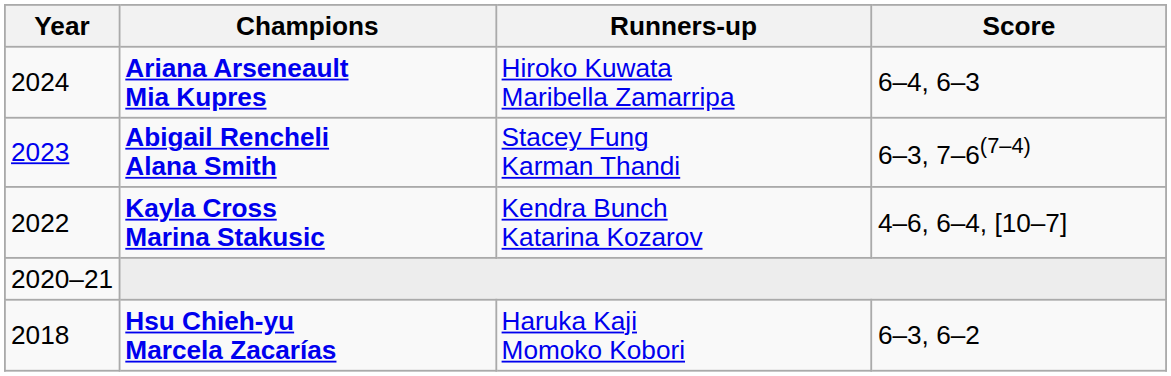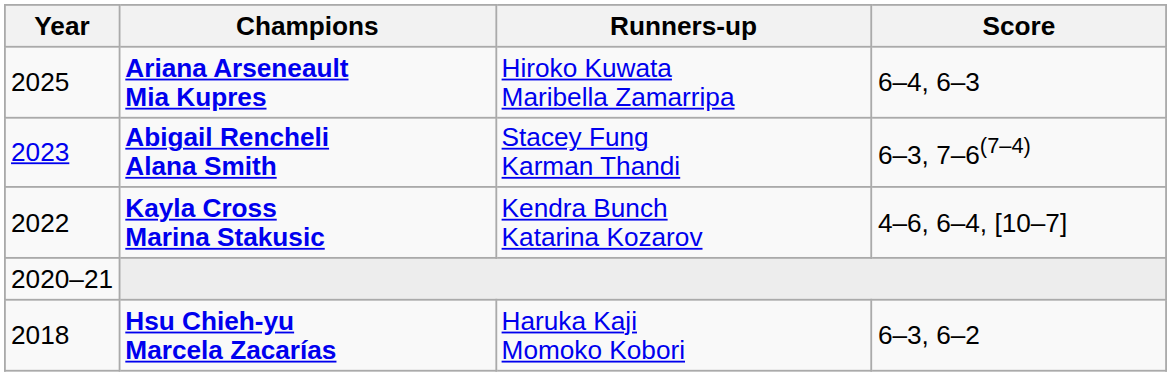(40, 82) 2024 -> (40, 82) 2025
